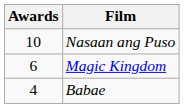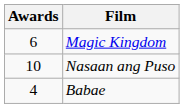rows swapped: (121, 41) <-> (116, 66)
